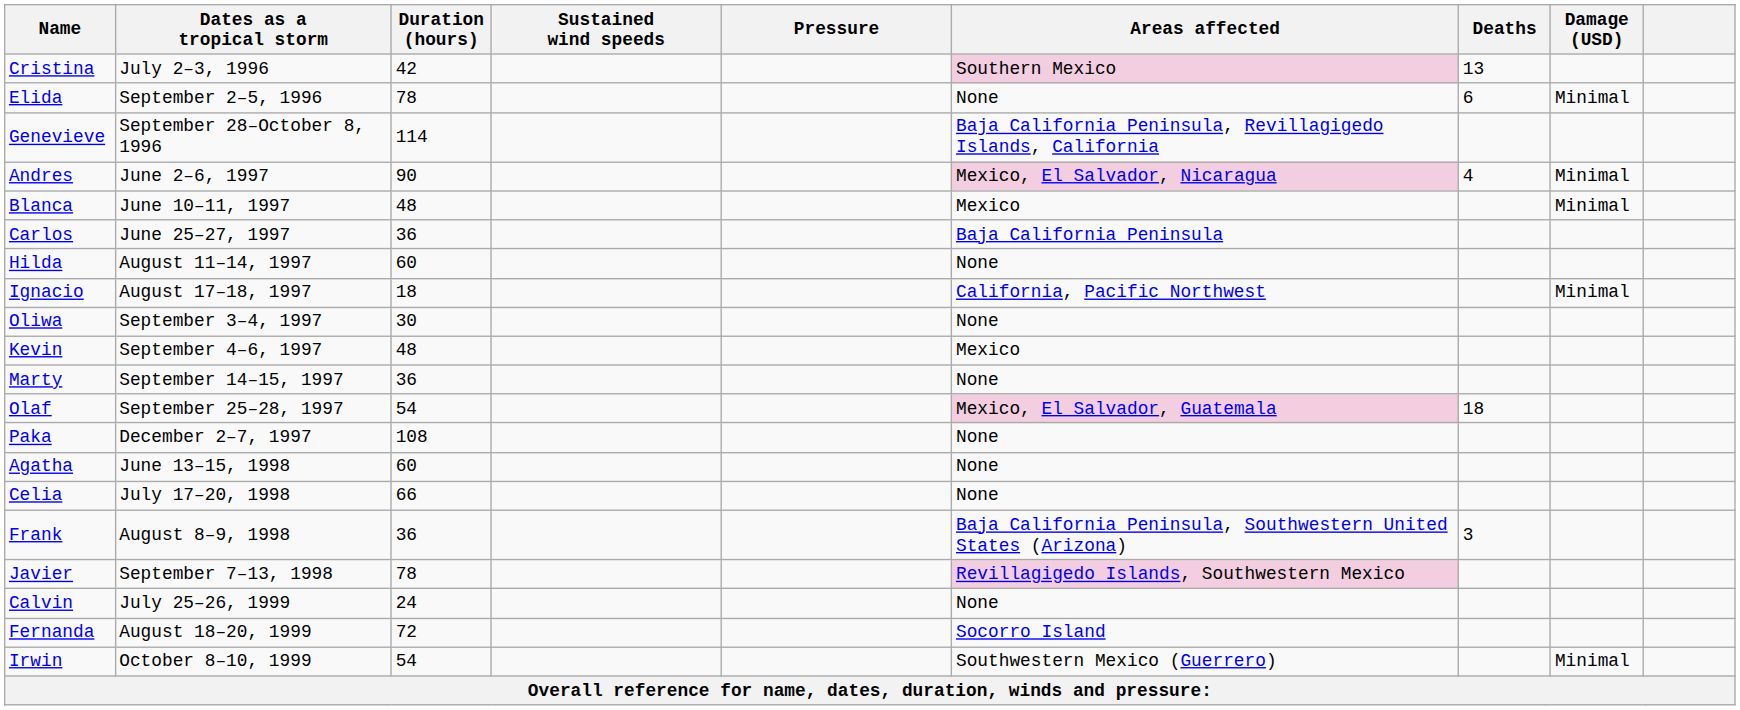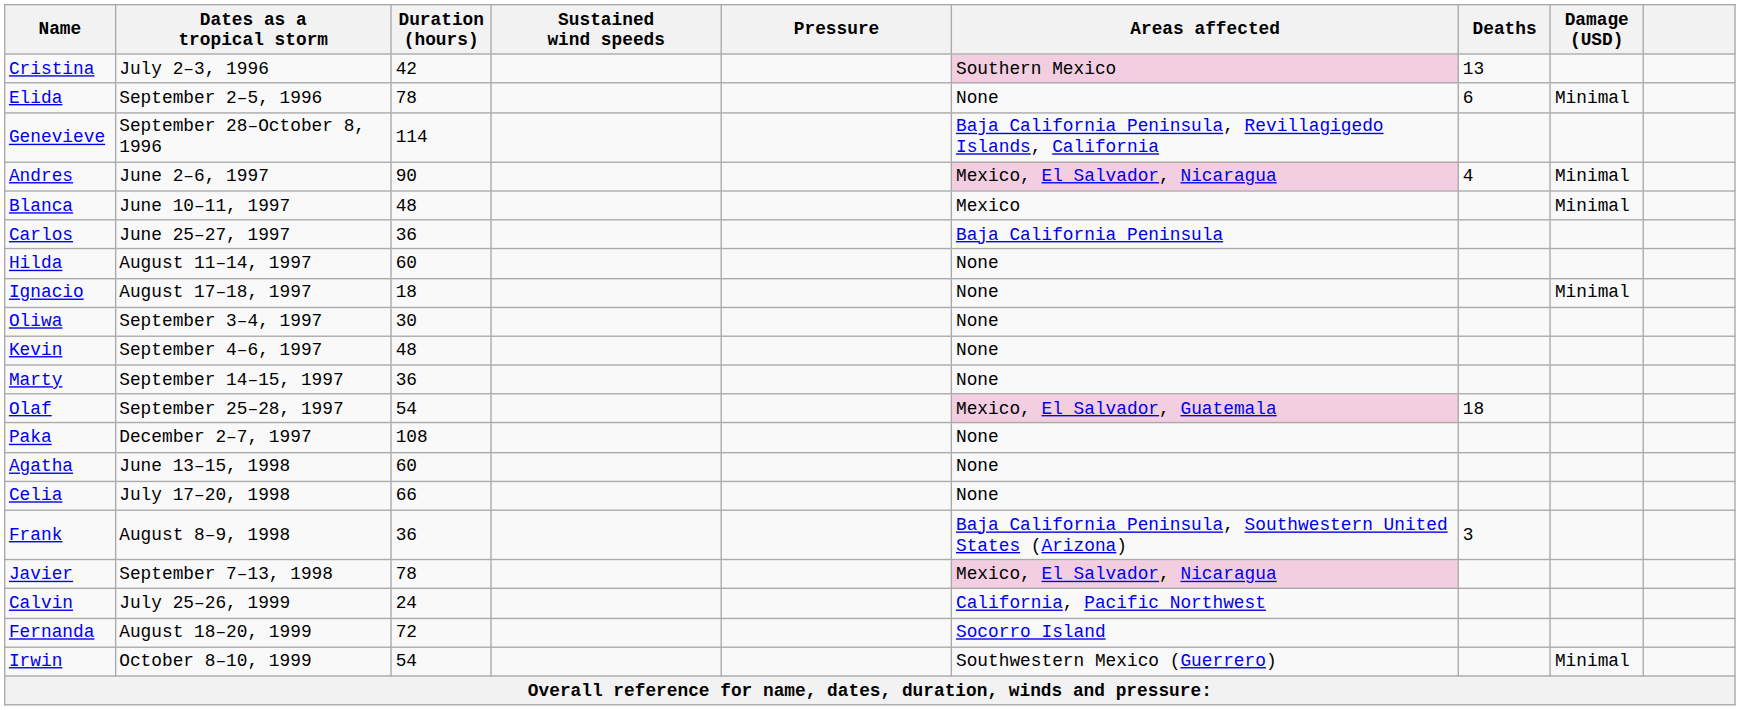(1111, 293) California, Pacific Northwest -> (977, 293) None
(988, 351) Mexico -> (977, 351) None
(1180, 574) Revillagigedo Islands, Southwestern Mexico -> (1116, 574) Mexico, El Salvador, Nicaragua
(977, 603) None -> (1111, 603) California, Pacific Northwest
